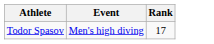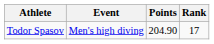+ column: (163, 13)
